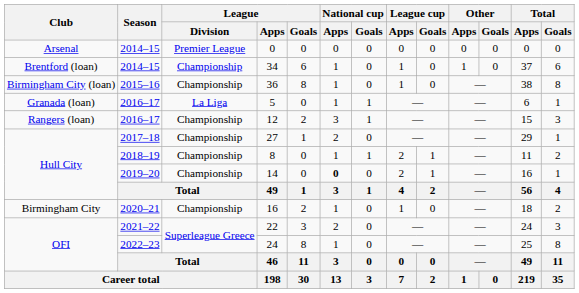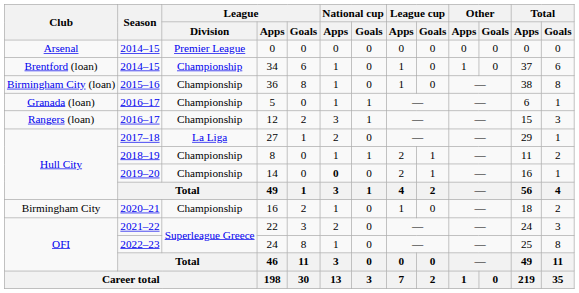(210, 102) La Liga -> (210, 102) Championship
(210, 137) Championship -> (210, 137) La Liga
